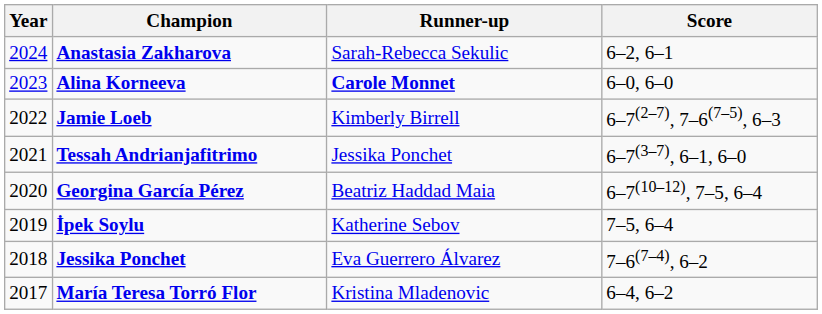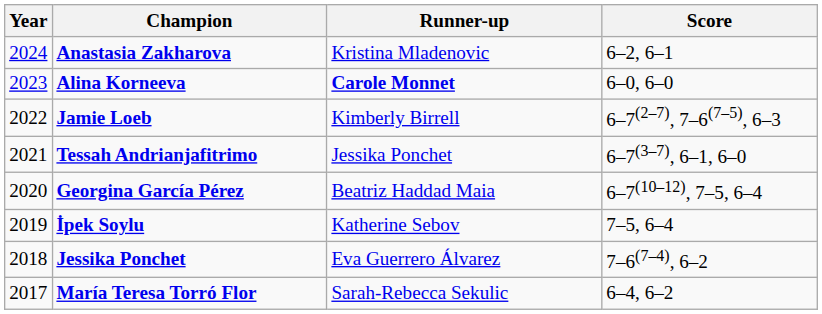(420, 52) Sarah-Rebecca Sekulic -> (410, 52) Kristina Mladenovic
(410, 293) Kristina Mladenovic -> (420, 293) Sarah-Rebecca Sekulic
